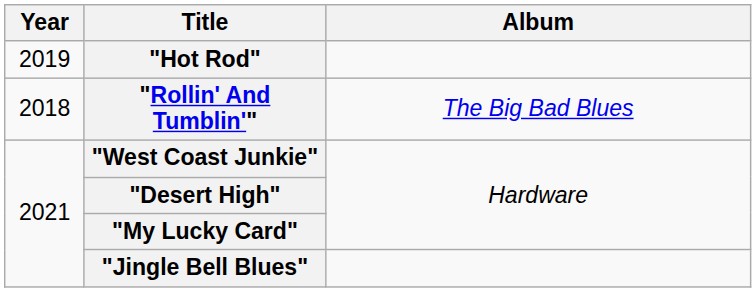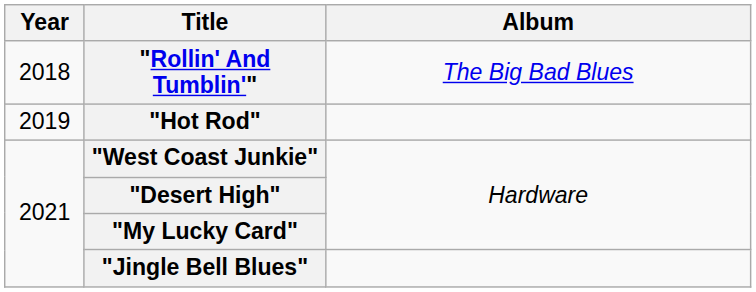rows swapped: (205, 108) <-> (205, 59)
